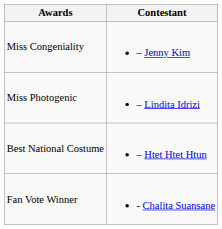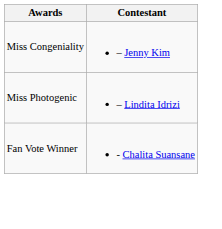- row: (55, 148)
